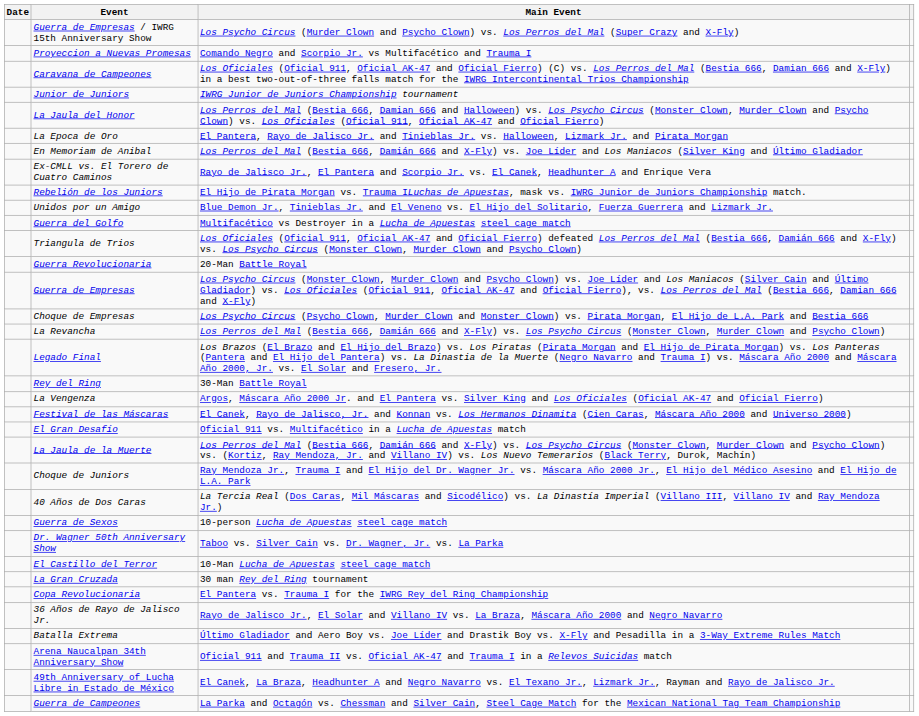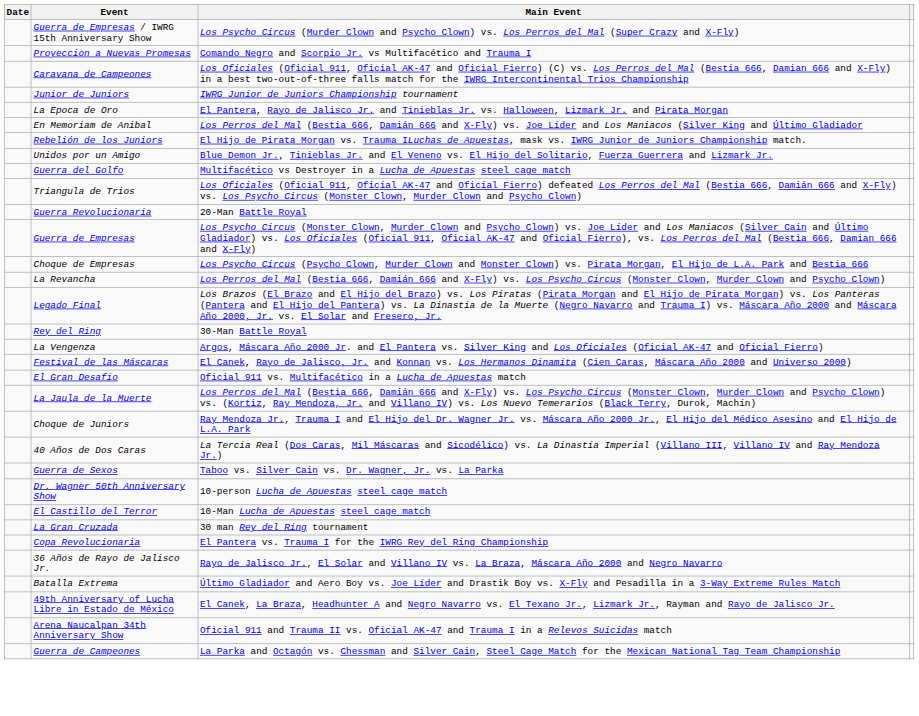- row: (84, 115)
- row: (101, 172)
(324, 523) 10-person Lucha de Apuestas steel cage match -> (352, 471) Taboo vs. Silver Cain vs. Dr. Wagner, Jr. vs. La Parka
(352, 544) Taboo vs. Silver Cain vs. Dr. Wagner, Jr. vs. La Parka -> (324, 492) 10-person Lucha de Apuestas steel cage match
rows swapped: (104, 683) <-> (90, 657)
